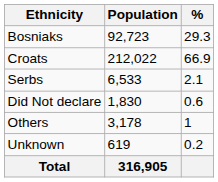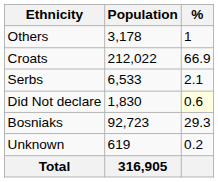rows swapped: (35, 36) <-> (28, 123)
(194, 101) no background -> (194, 101) lightyellow background
